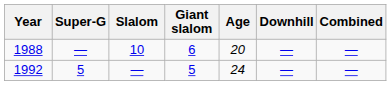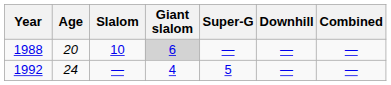columns swapped: (238, 22) <-> (80, 22)
(192, 49) no background -> (172, 49) lightgrey background
(192, 70) 5 -> (172, 70) 4
